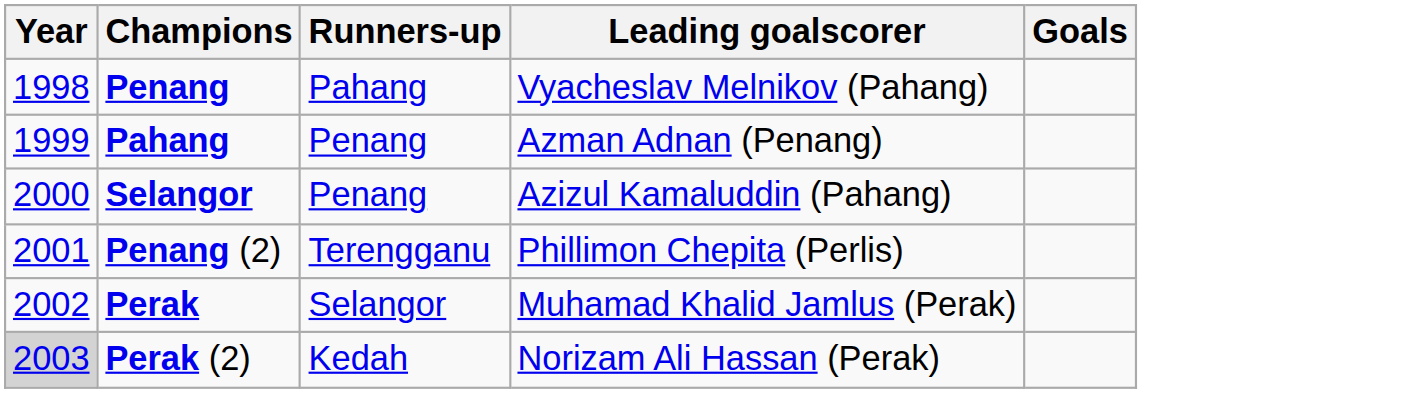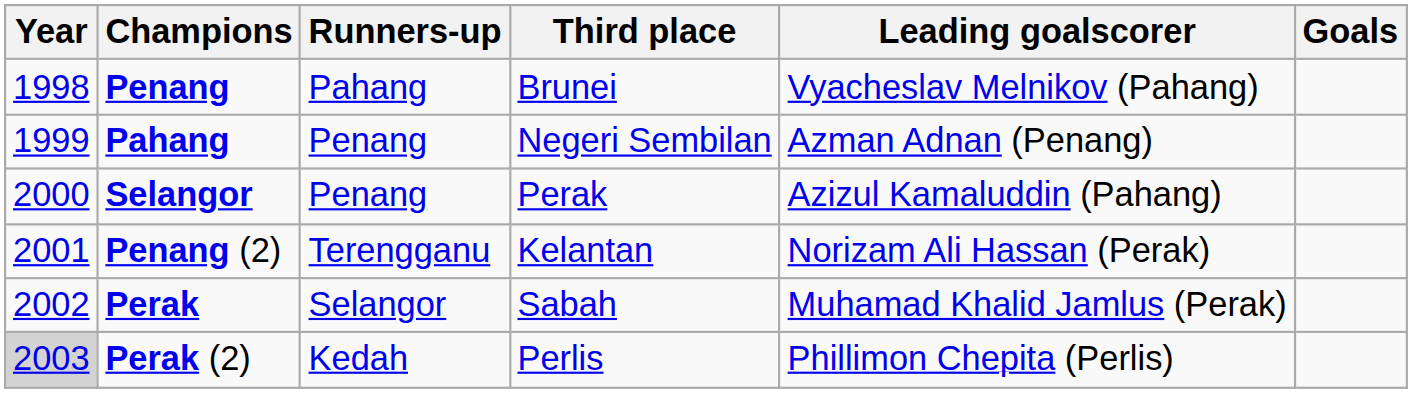+ column: (645, 31)
(711, 250) Phillimon Chepita (Perlis) -> (999, 250) Norizam Ali Hassan (Perak)
(729, 359) Norizam Ali Hassan (Perak) -> (981, 359) Phillimon Chepita (Perlis)
